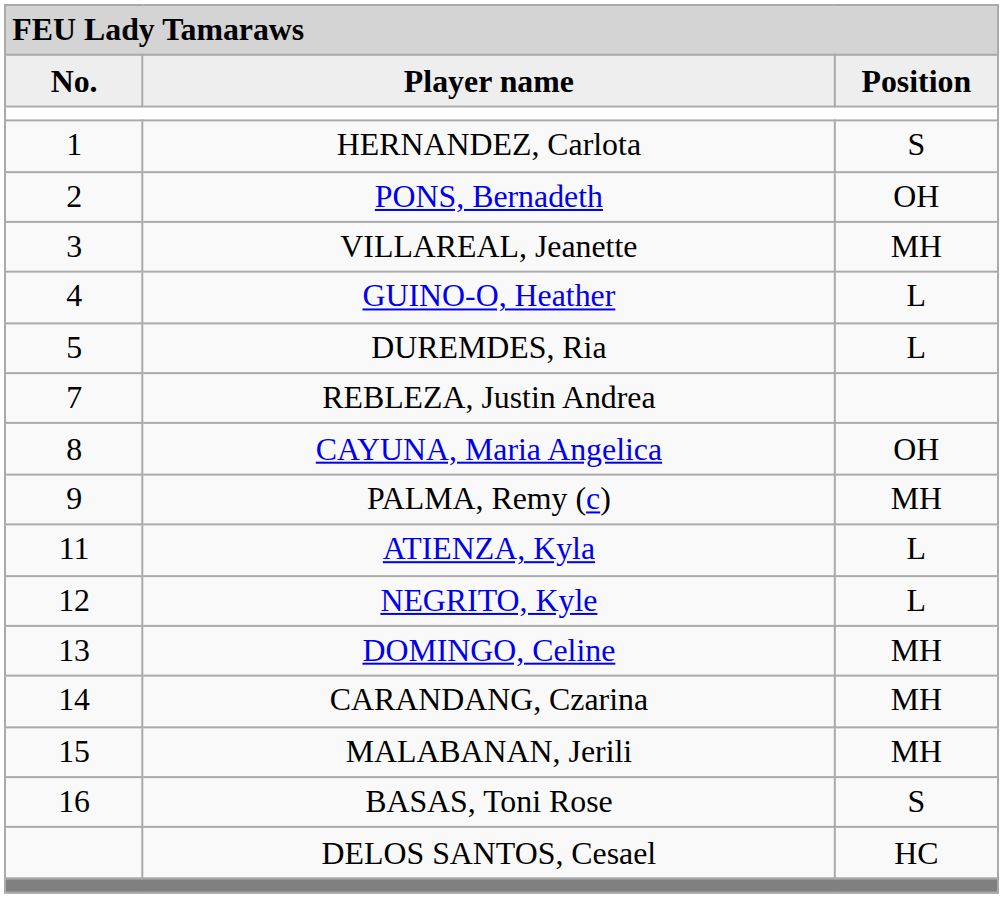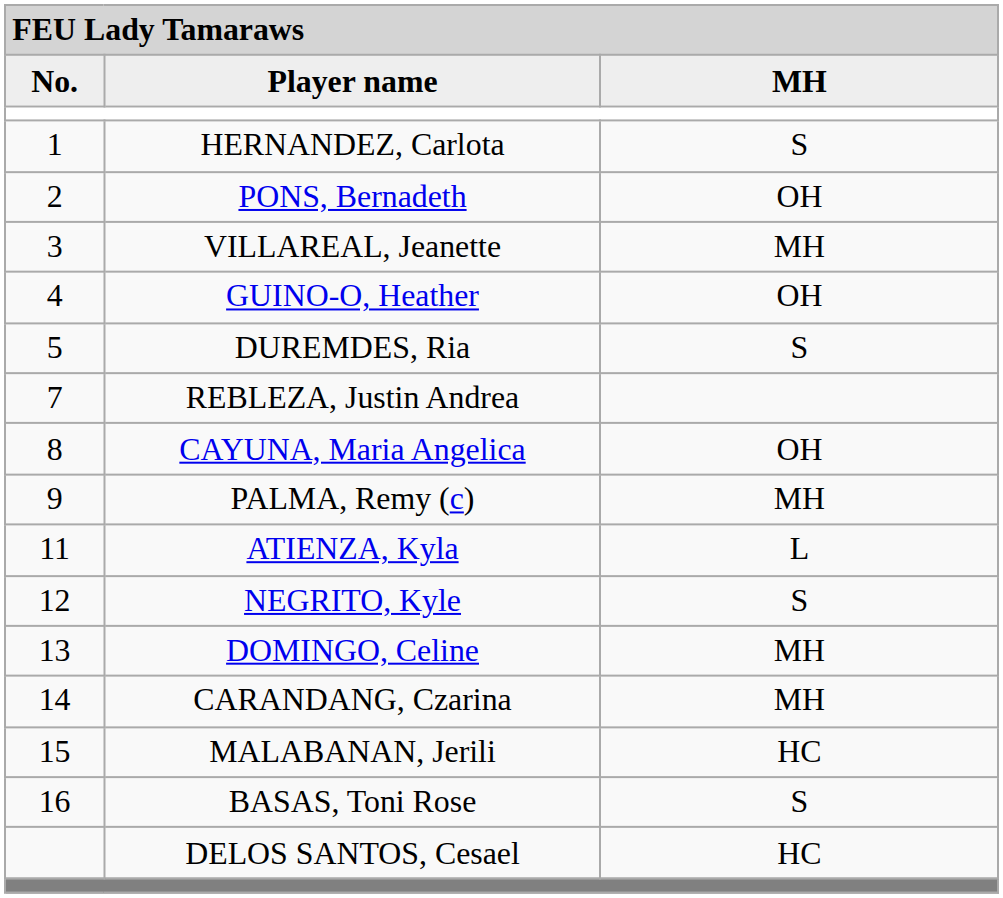(916, 80) Position -> (799, 80) MH
(916, 296) L -> (799, 296) OH
(916, 347) L -> (799, 347) S
(916, 599) L -> (799, 599) S
(916, 751) MH -> (799, 751) HC
